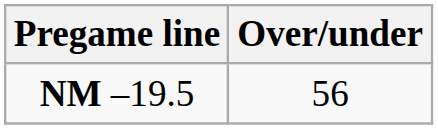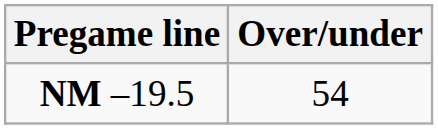(330, 92) 56 -> (330, 92) 54
